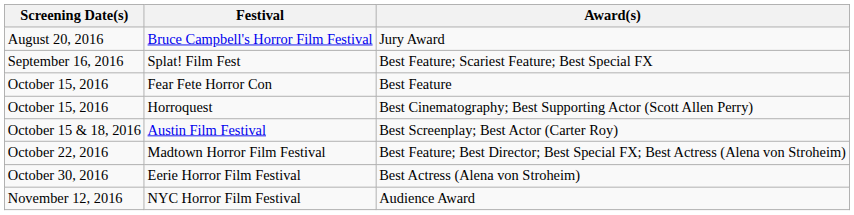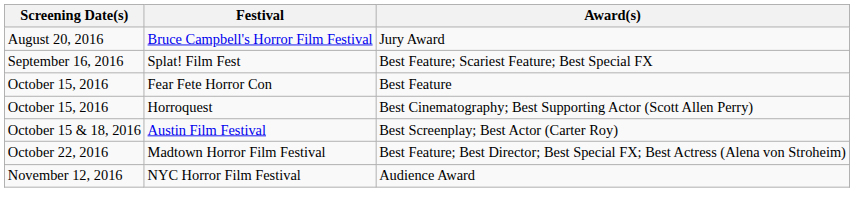- row: (224, 175)
